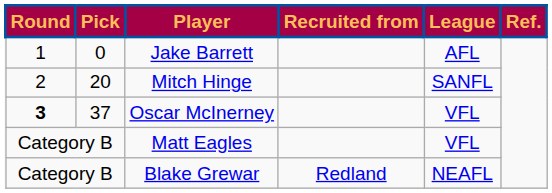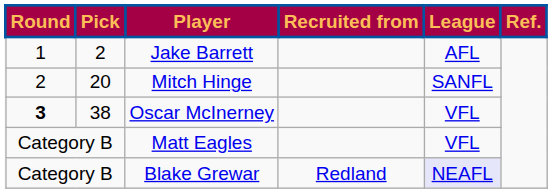(100, 53) 0 -> (100, 53) 2
(100, 113) 37 -> (100, 113) 38
(462, 173) no background -> (462, 173) lavender background
